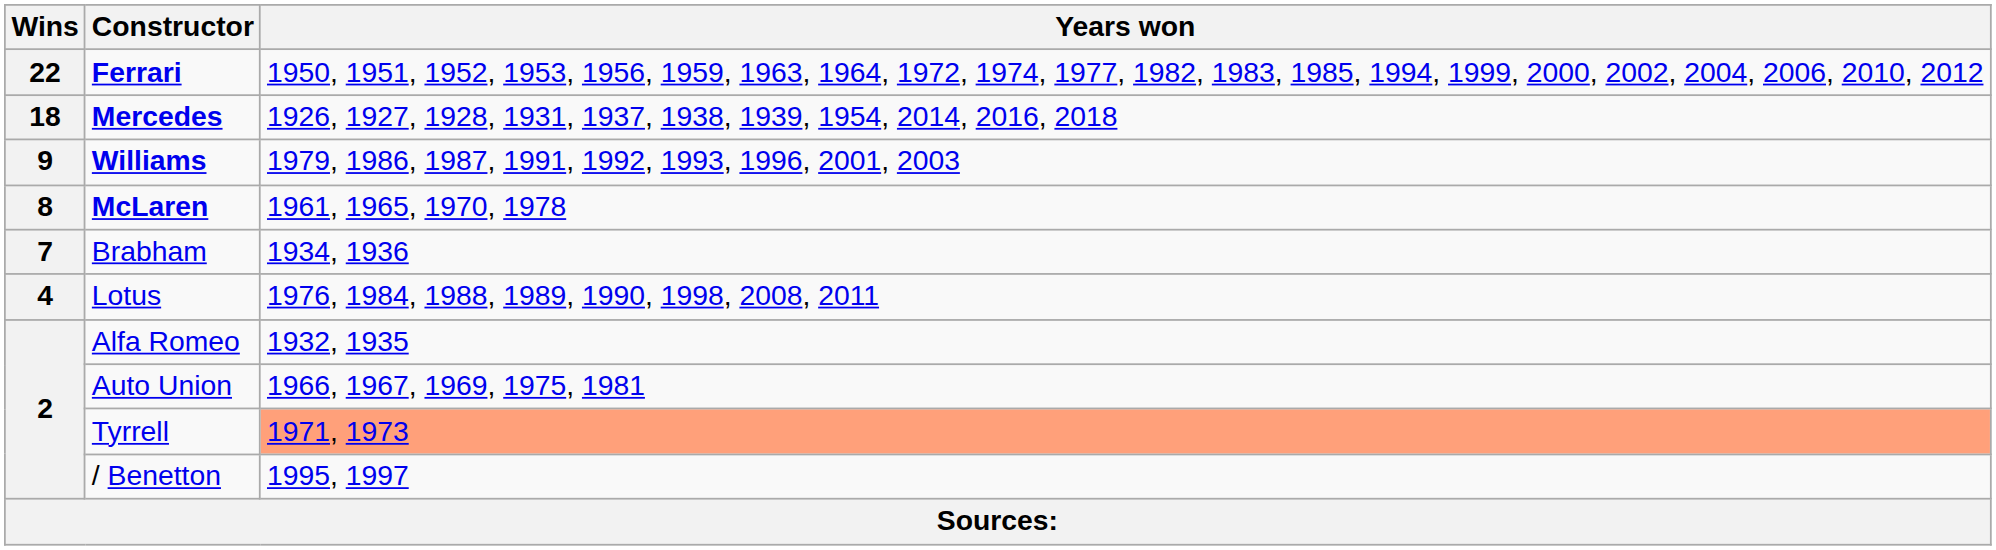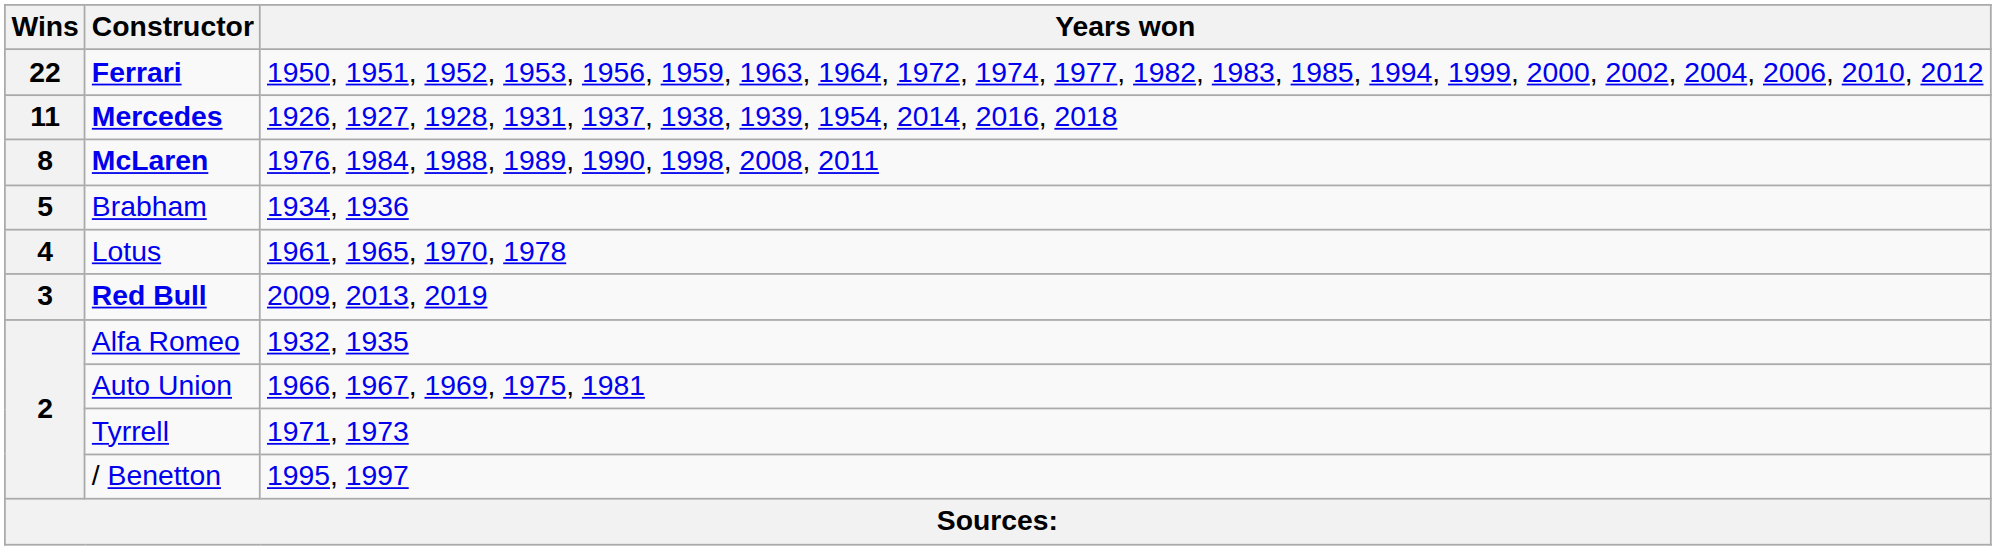(45, 116) 18 -> (45, 116) 11
- row: (149, 161)
(417, 206) 1961, 1965, 1970, 1978 -> (573, 161) 1976, 1984, 1988, 1989, 1990, 1998, 2008, 2011
(45, 251) 7 -> (45, 206) 5
(573, 296) 1976, 1984, 1988, 1989, 1990, 1998, 2008, 2011 -> (417, 251) 1961, 1965, 1970, 1978
+ row: (149, 296)
(338, 431) lightsalmon background -> (338, 431) no background
